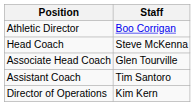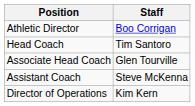(152, 45) Steve McKenna -> (143, 45) Tim Santoro
(143, 77) Tim Santoro -> (152, 77) Steve McKenna
